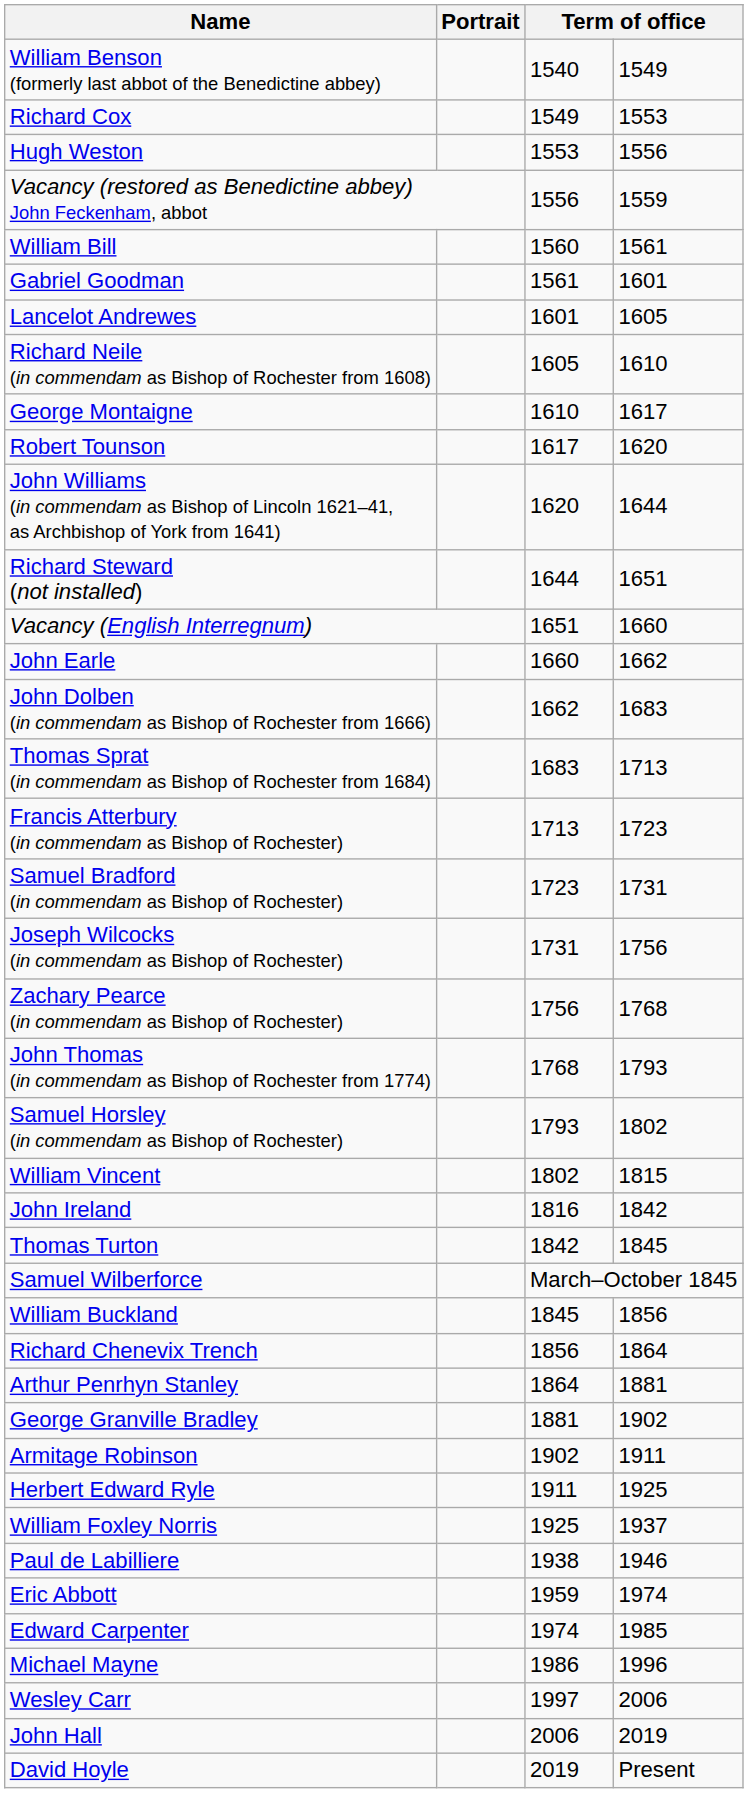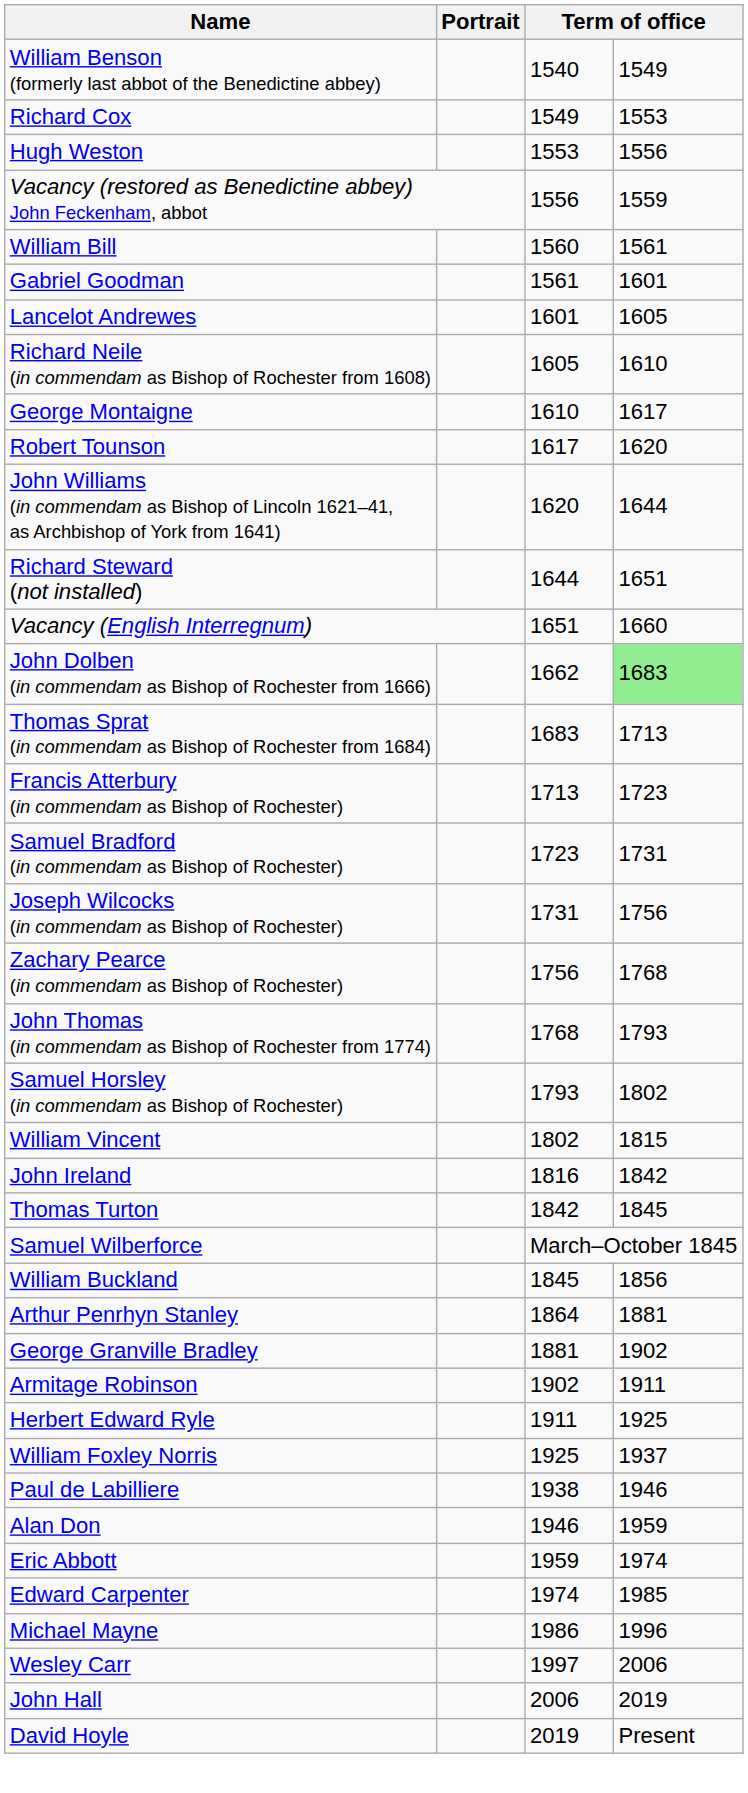- row: (63, 661)
(643, 708) no background -> (643, 673) lightgreen background
- row: (134, 1350)
+ row: (55, 1525)
